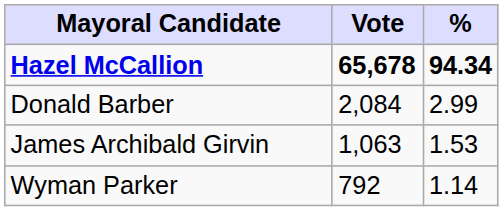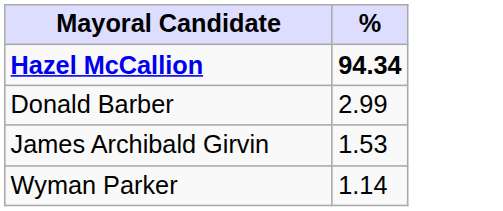- column: (378, 24)
